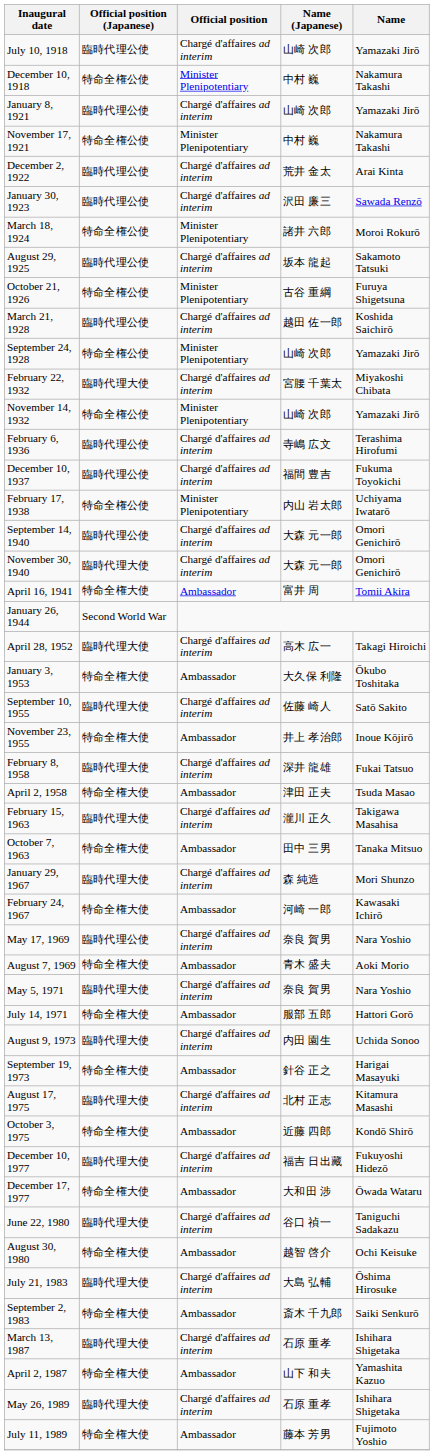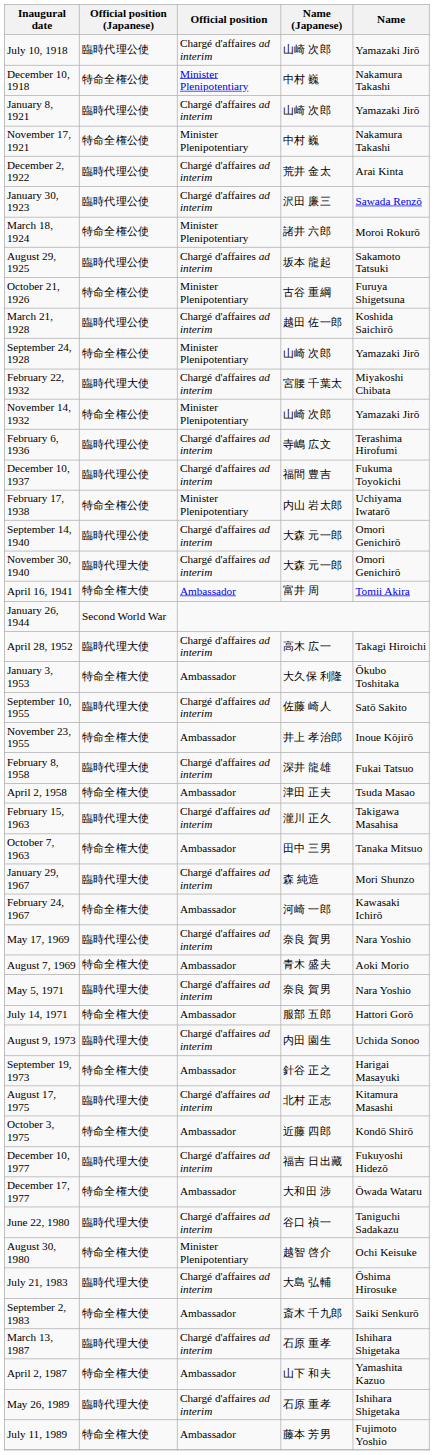(208, 1252) Ambassador -> (214, 1252) Minister Plenipotentiary
